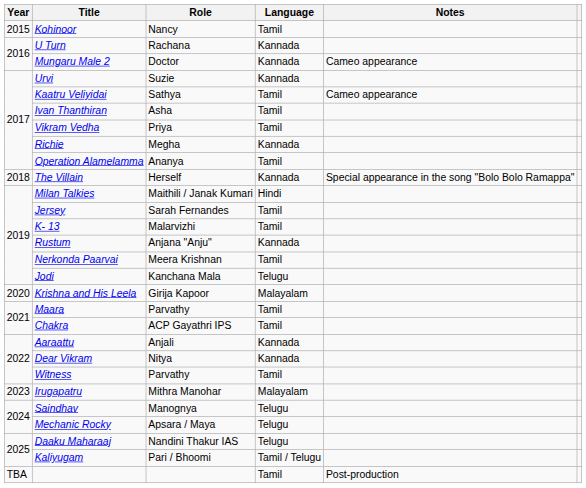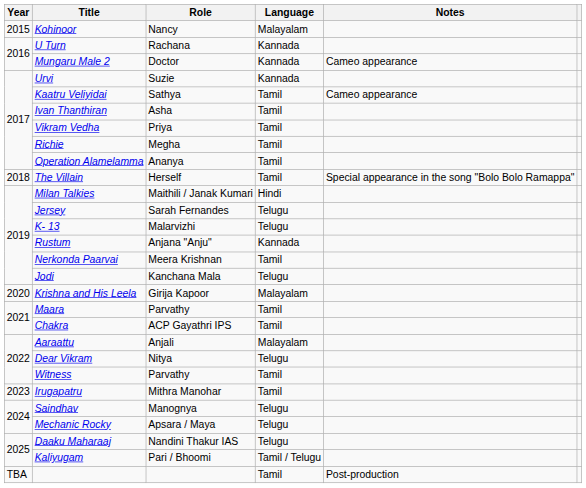(270, 29) Tamil -> (283, 29) Malayalam
(279, 144) Kannada -> (270, 144) Tamil
(279, 177) Kannada -> (270, 177) Tamil
(270, 210) Tamil -> (273, 210) Telugu
(270, 227) Tamil -> (273, 227) Telugu
(279, 342) Kannada -> (283, 342) Malayalam
(279, 359) Kannada -> (273, 359) Telugu
(283, 392) Malayalam -> (270, 392) Tamil
